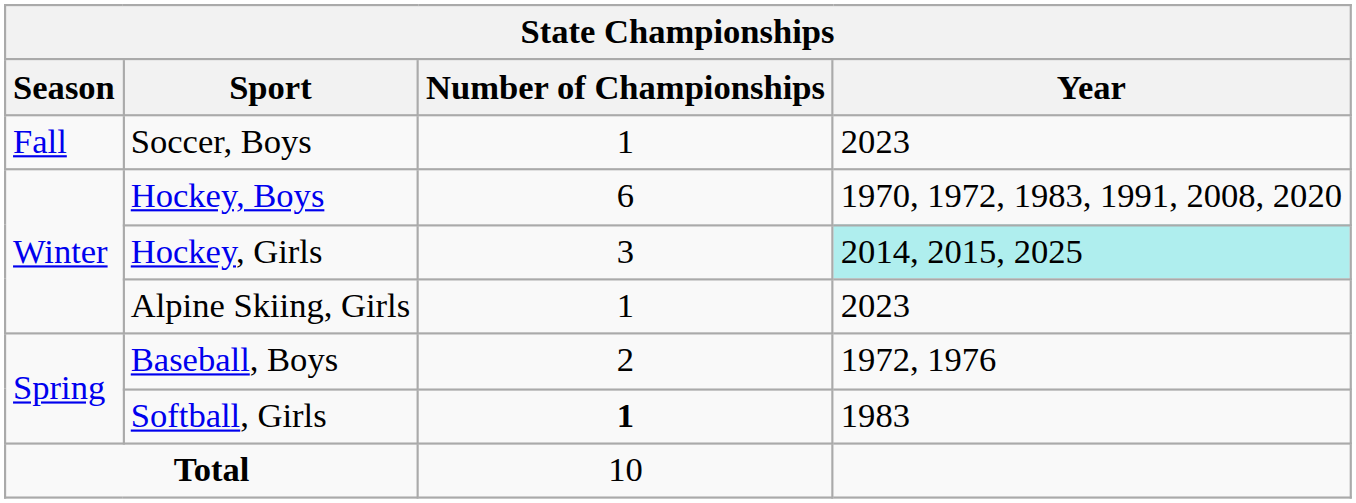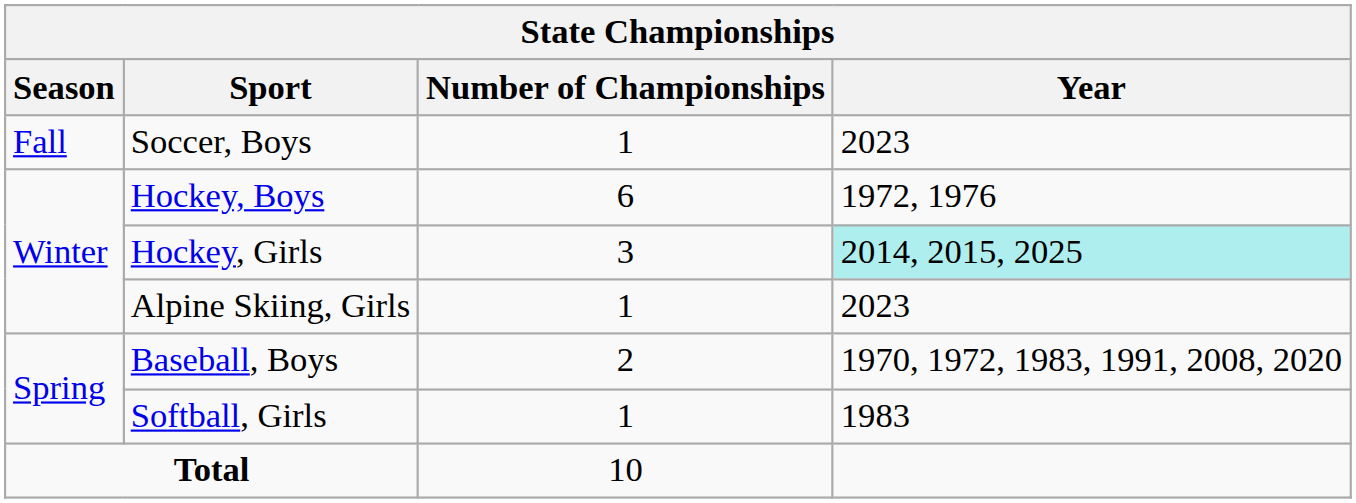(1091, 196) 1970, 1972, 1983, 1991, 2008, 2020 -> (919, 196) 1972, 1976
(919, 360) 1972, 1976 -> (1091, 360) 1970, 1972, 1983, 1991, 2008, 2020
(625, 415) bold -> (625, 415) normal
